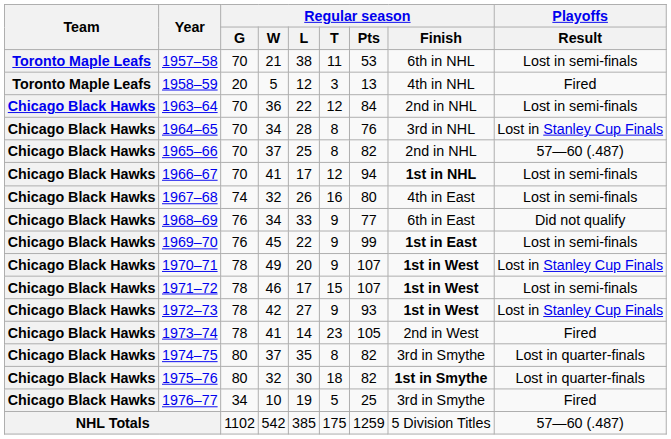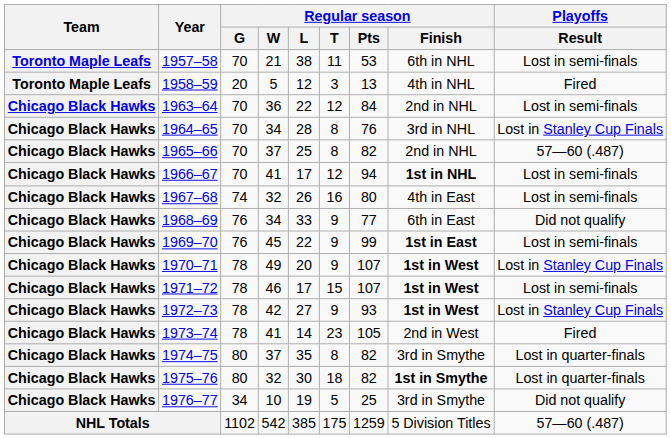(580, 400) Fired -> (580, 400) Did not qualify
